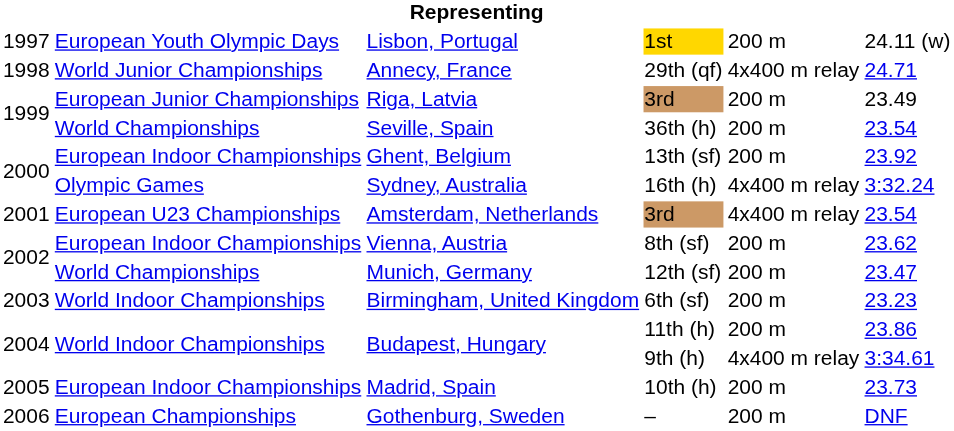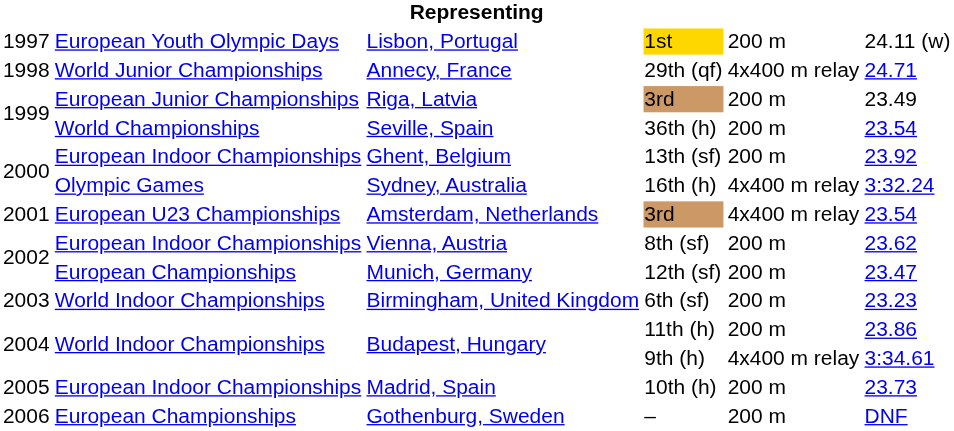(157, 271) World Championships -> (175, 271) European Championships
